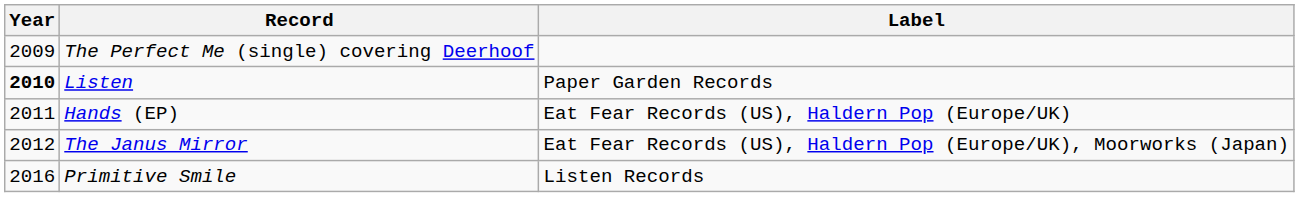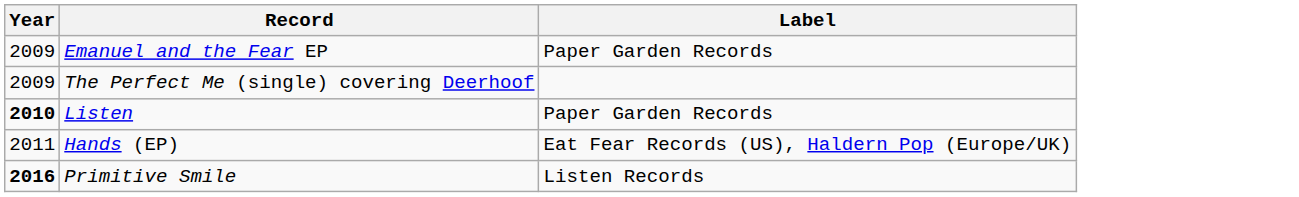+ row: (196, 51)
- row: (156, 145)
(32, 176) normal -> (32, 176) bold
